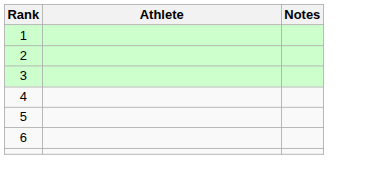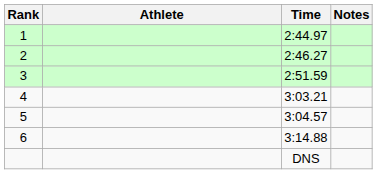+ column: (306, 14)
